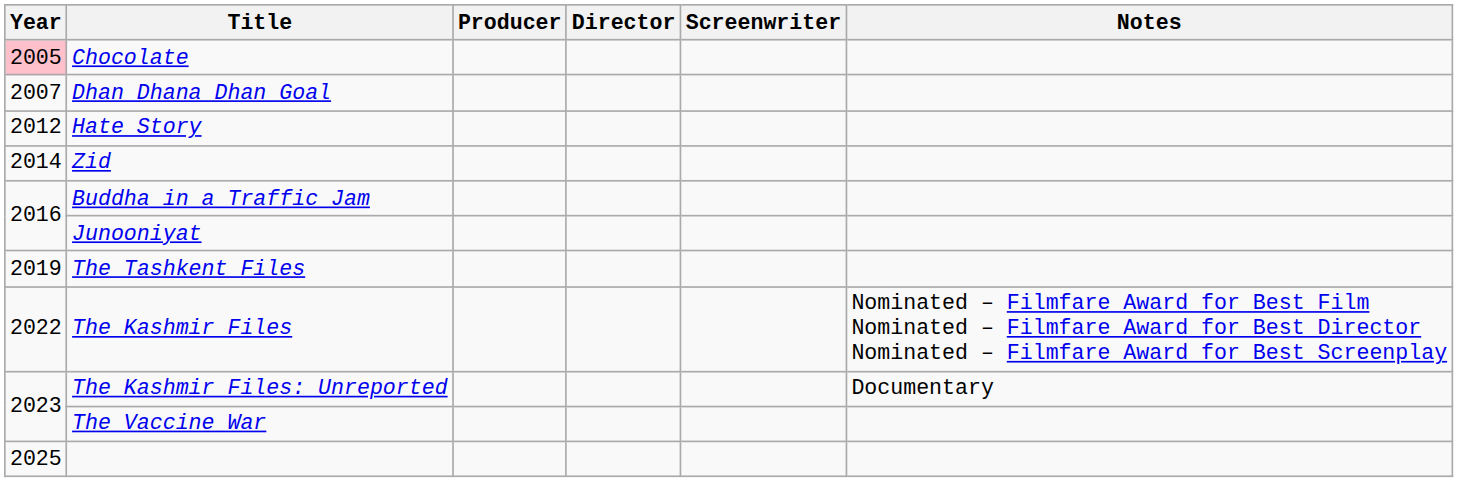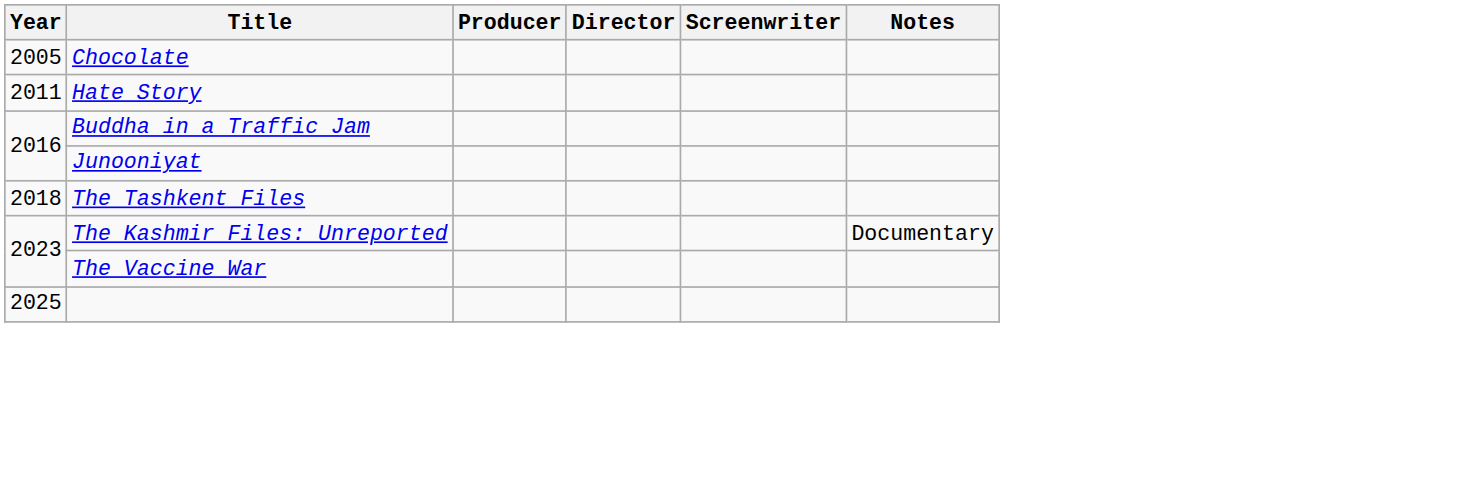(36, 58) pink background -> (36, 58) no background
- row: (202, 93)
(36, 128) 2012 -> (36, 93) 2011
- row: (91, 163)
(36, 269) 2019 -> (36, 198) 2018
- row: (182, 329)
